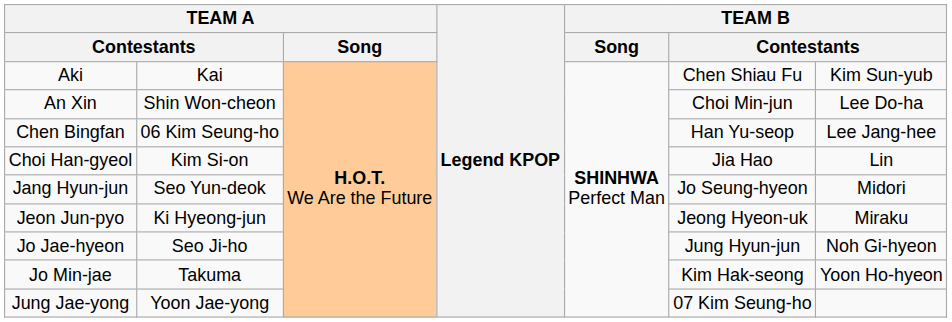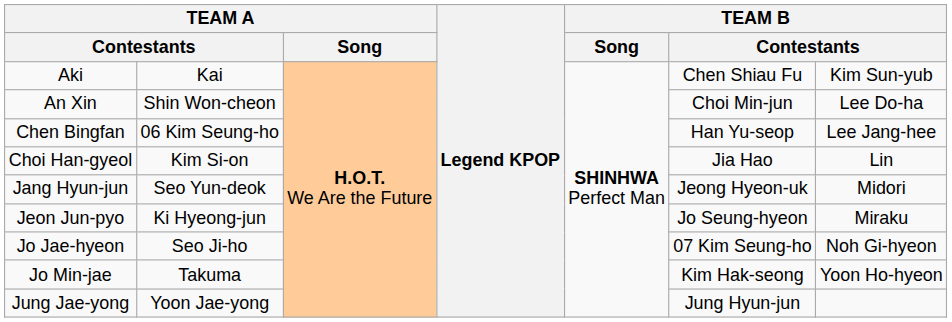(742, 189) Jo Seung-hyeon -> (742, 189) Jeong Hyeon-uk
(742, 217) Jeong Hyeon-uk -> (742, 217) Jo Seung-hyeon
(742, 246) Jung Hyun-jun -> (742, 246) 07 Kim Seung-ho
(742, 302) 07 Kim Seung-ho -> (742, 302) Jung Hyun-jun
